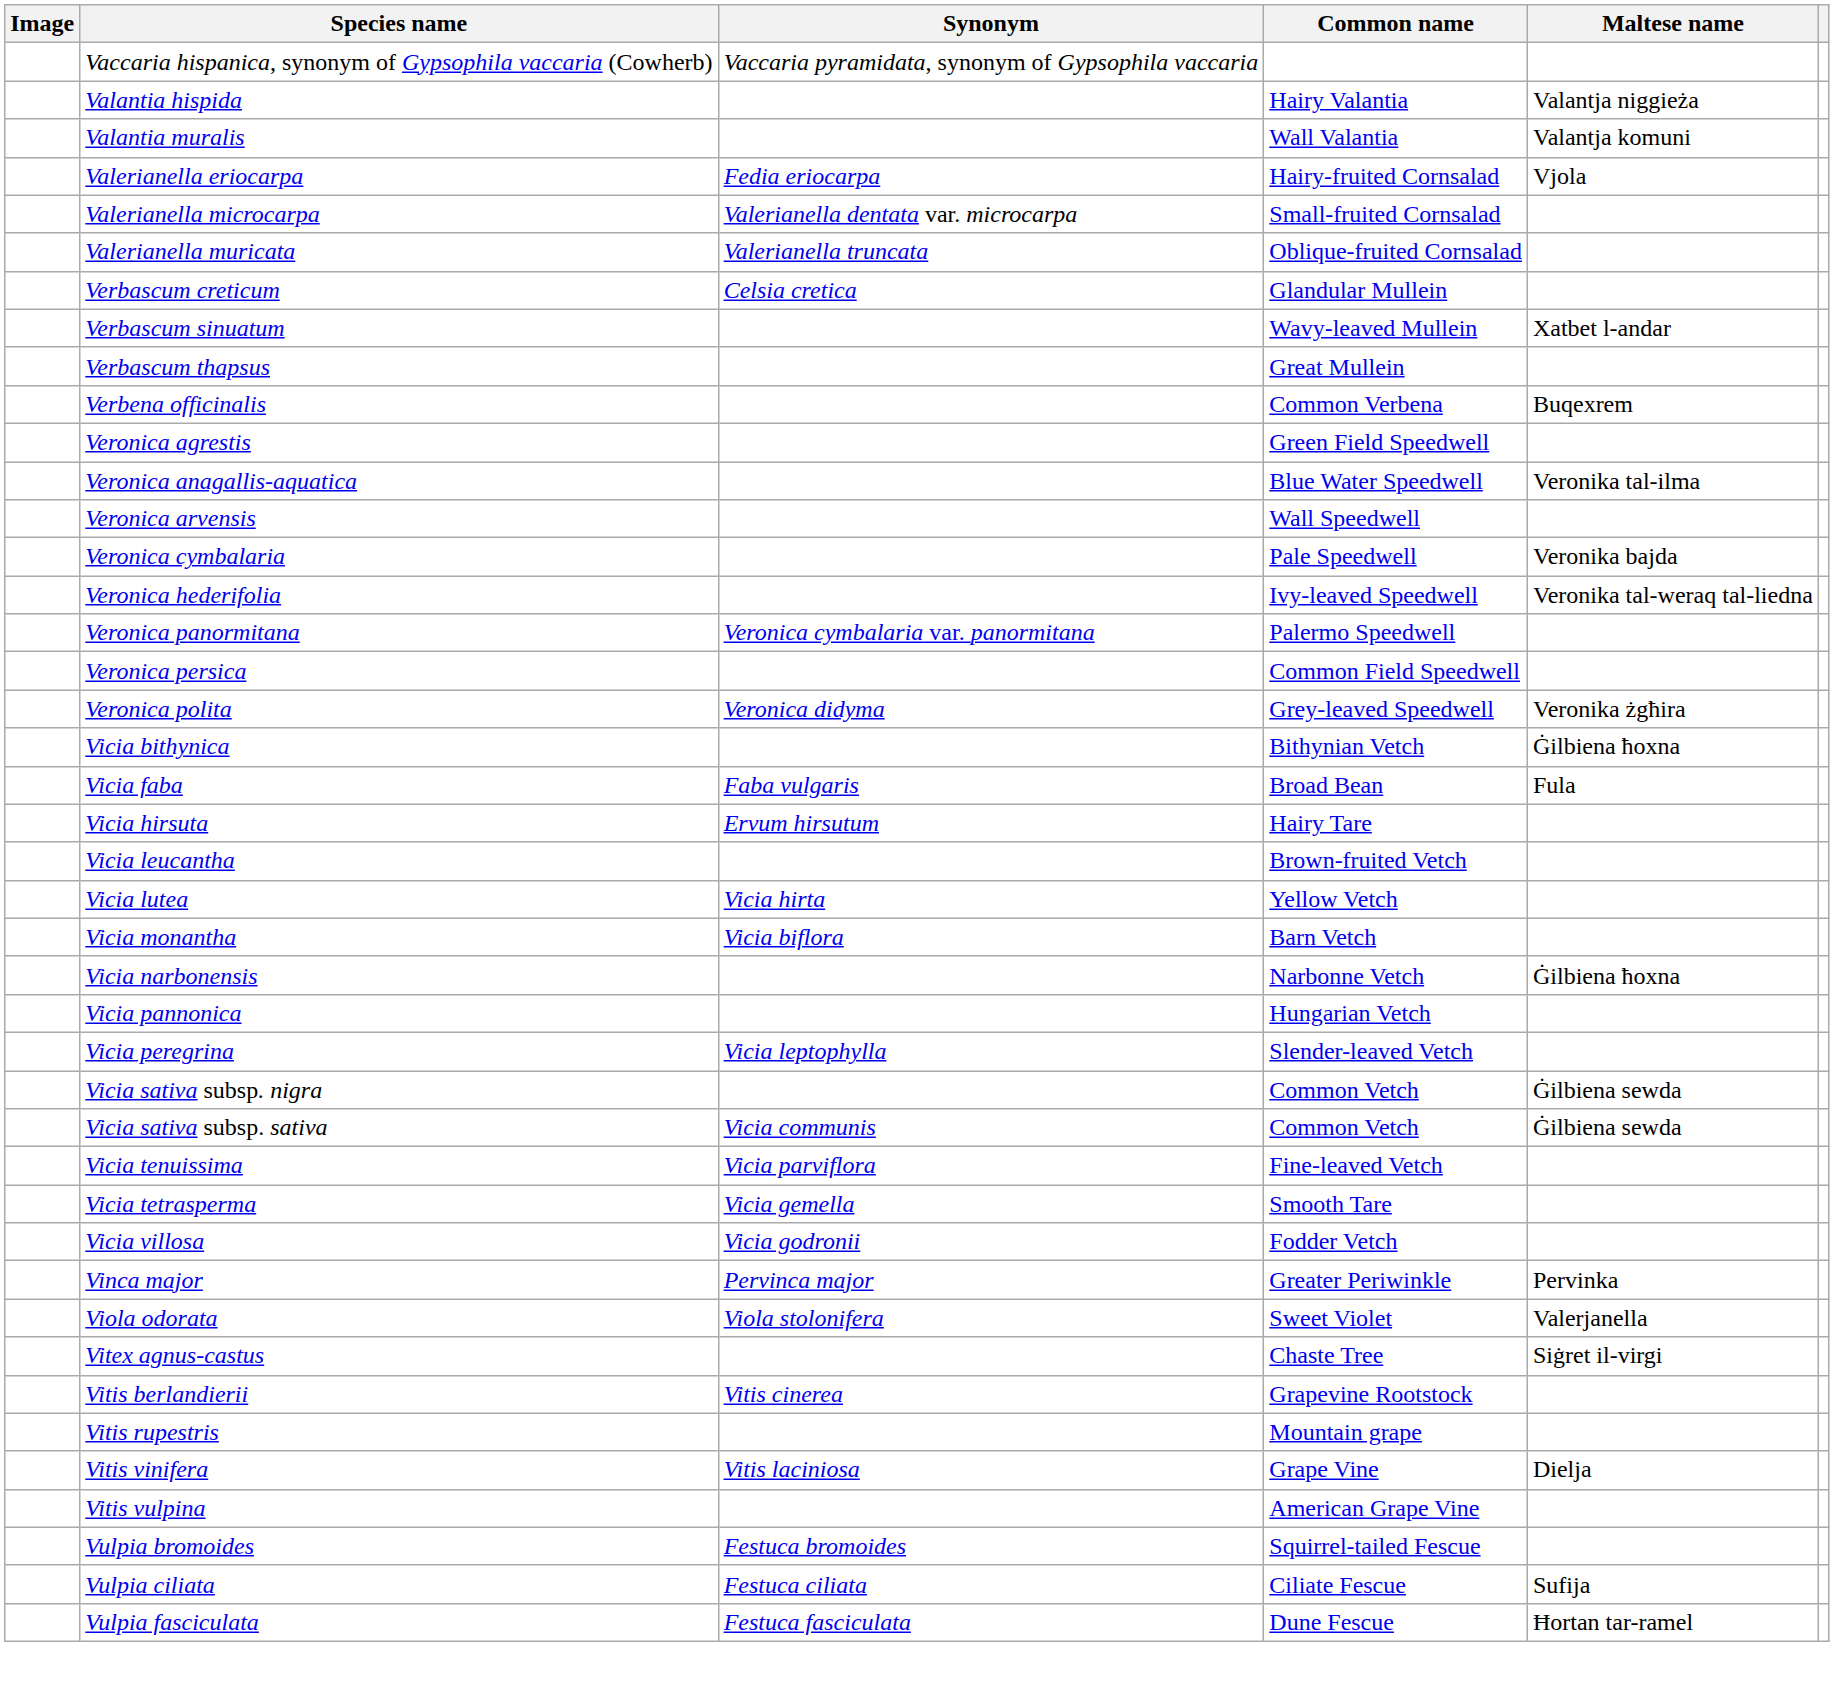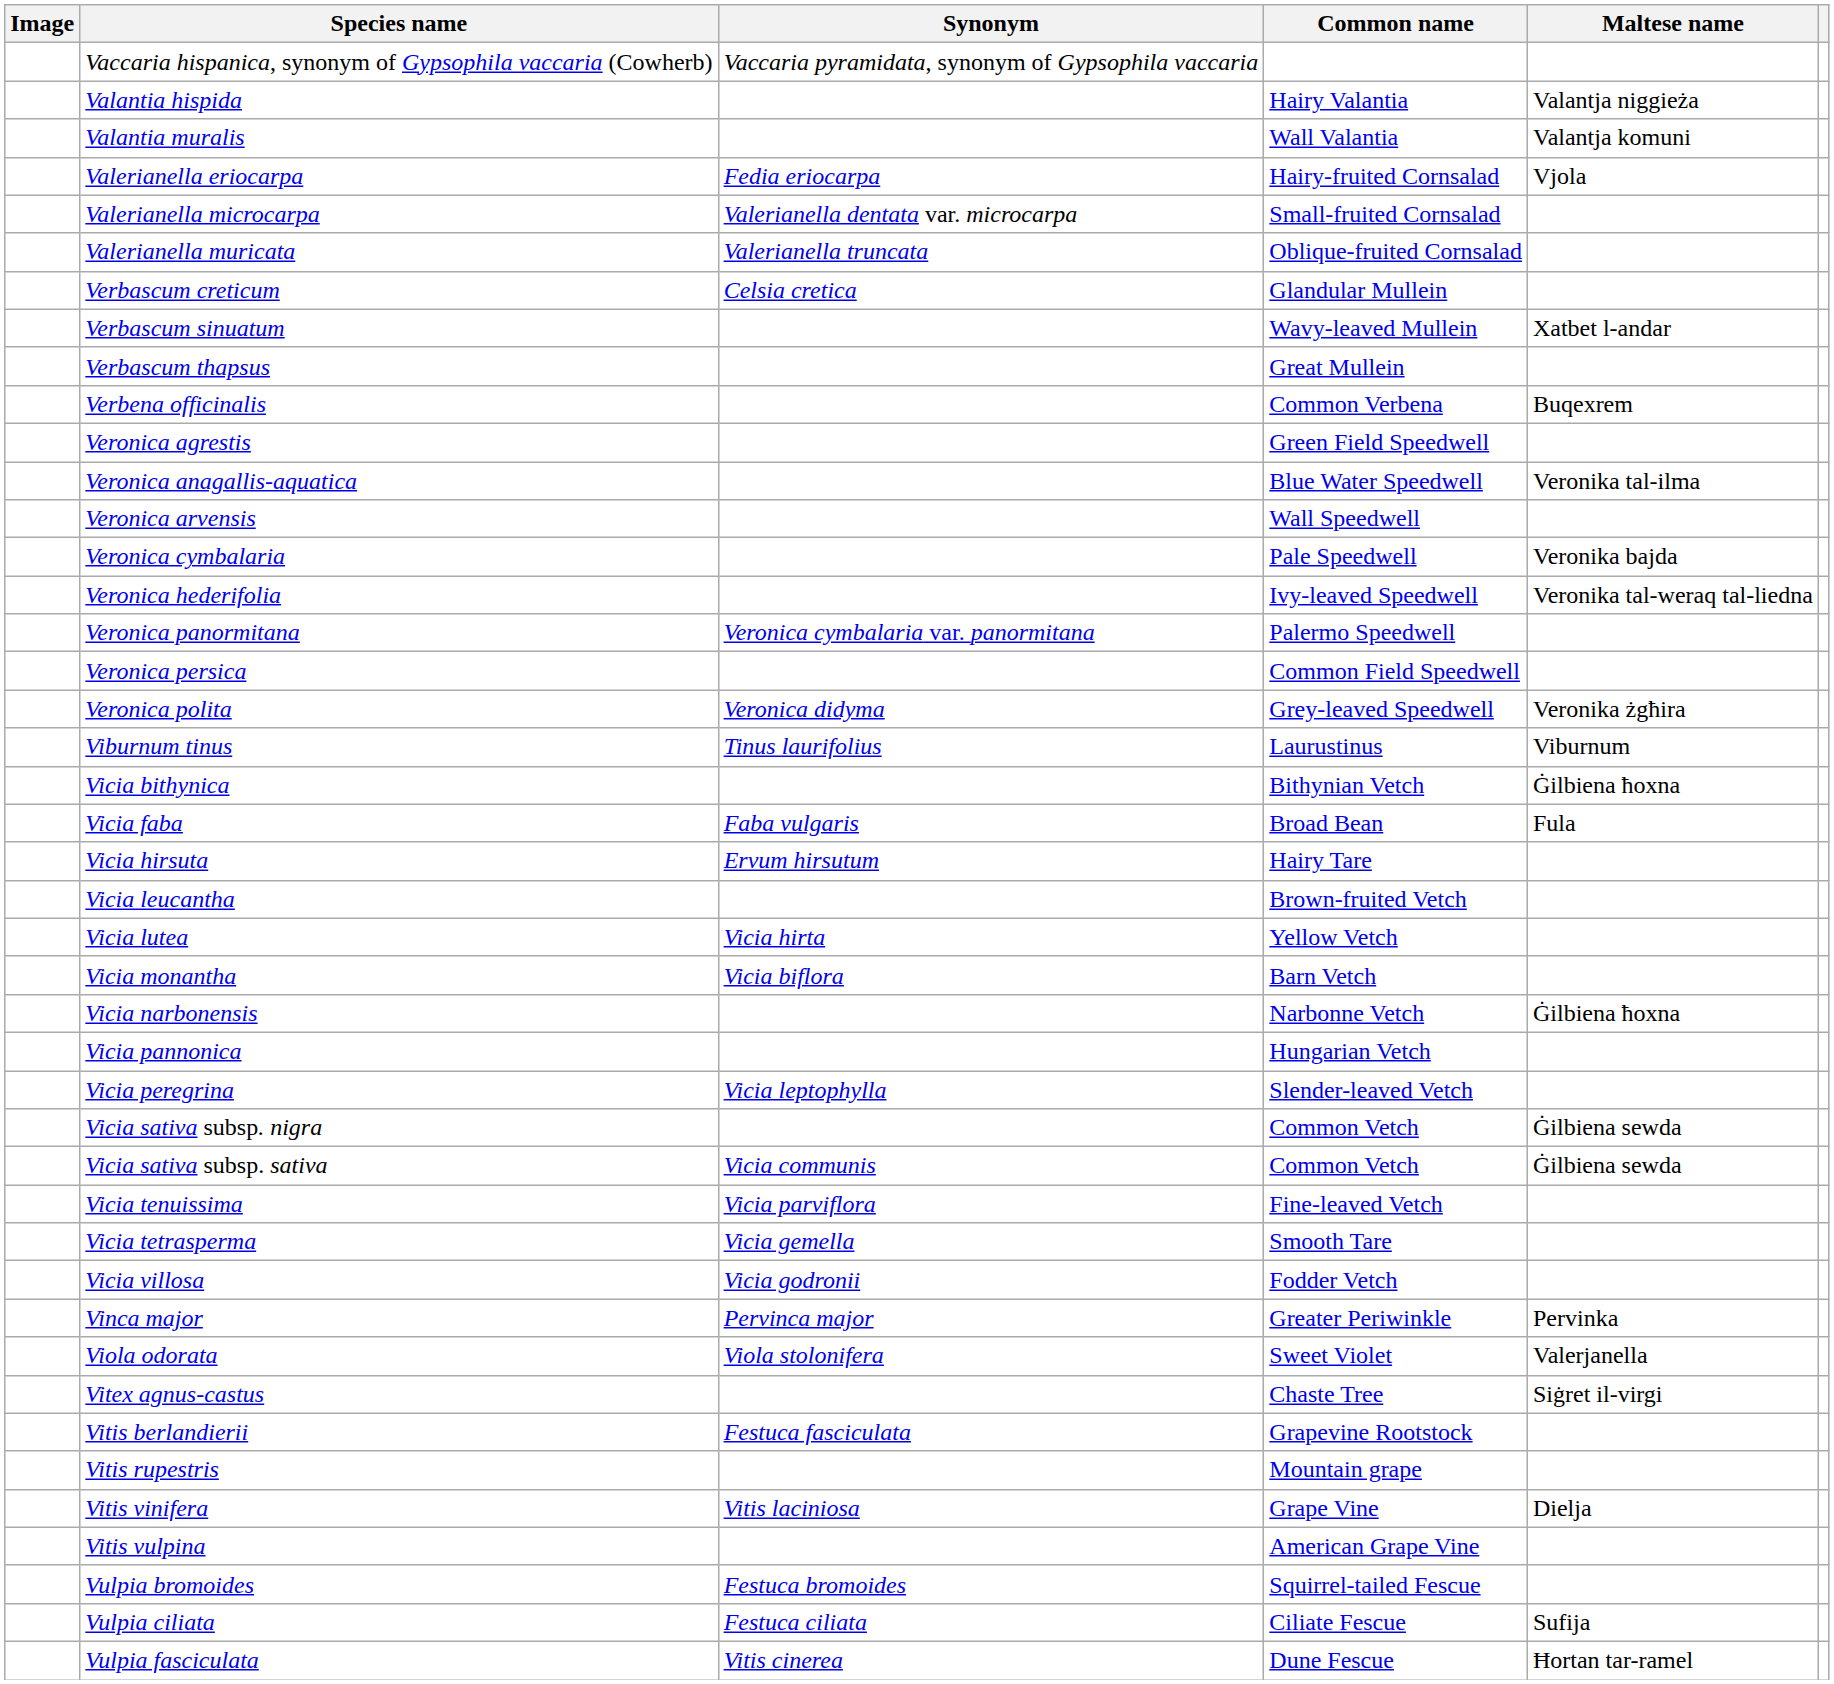+ row: (159, 746)
(783, 1393) Vitis cinerea -> (817, 1431) Festuca fasciculata
(817, 1622) Festuca fasciculata -> (783, 1660) Vitis cinerea
